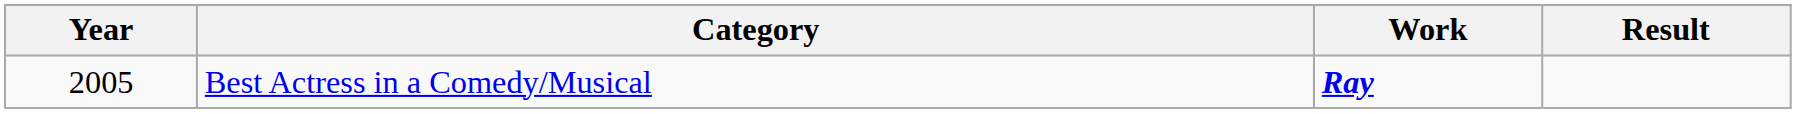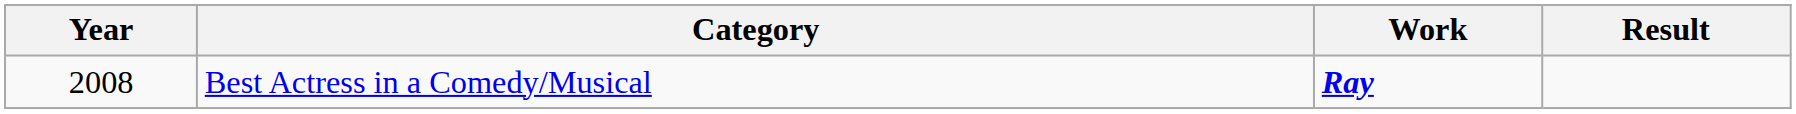(101, 81) 2005 -> (101, 81) 2008
